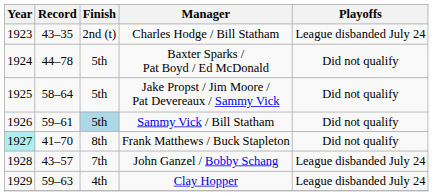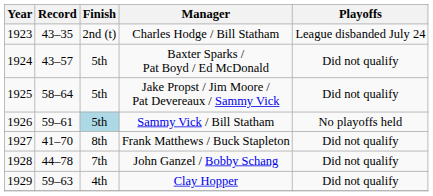(57, 61) 44–78 -> (57, 61) 43–57
(360, 121) Did not qualify -> (360, 121) No playoffs held
(20, 141) paleturquoise background -> (20, 141) no background
(57, 161) 43–57 -> (57, 161) 44–78
(360, 161) League disbanded July 24 -> (360, 161) Did not qualify
(360, 181) League disbanded July 24 -> (360, 181) Did not qualify
